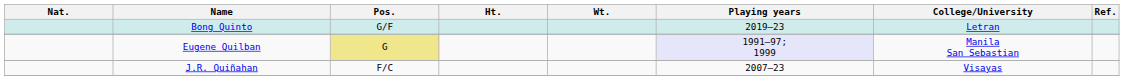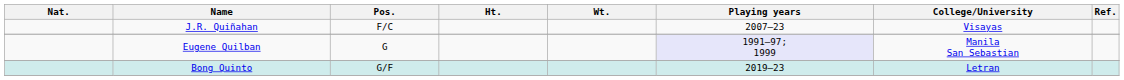rows swapped: (222, 68) <-> (222, 27)
(385, 47) khaki background -> (385, 47) no background
